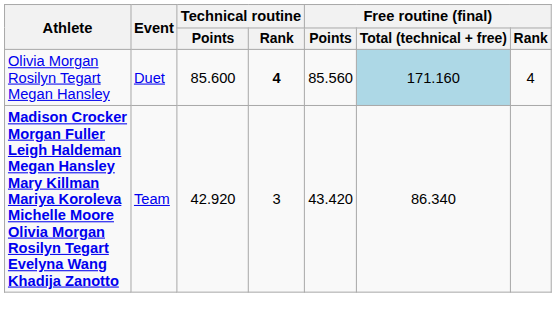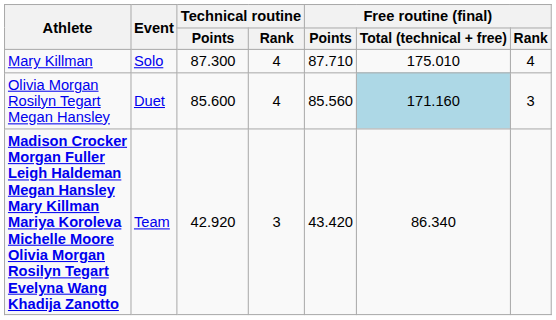+ row: (50, 62)
(277, 78) bold -> (277, 101) normal
(531, 78) 4 -> (531, 101) 3
